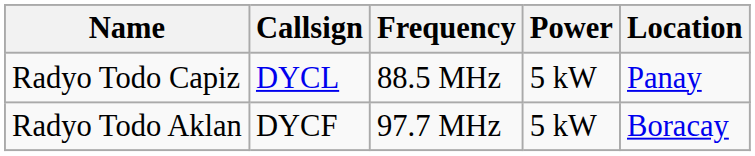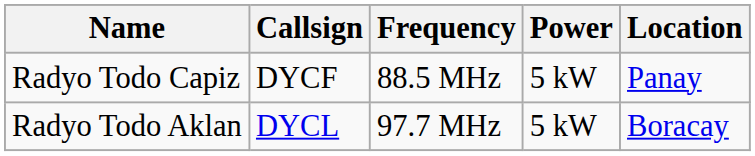(298, 77) DYCL -> (297, 77) DYCF
(297, 125) DYCF -> (298, 125) DYCL
